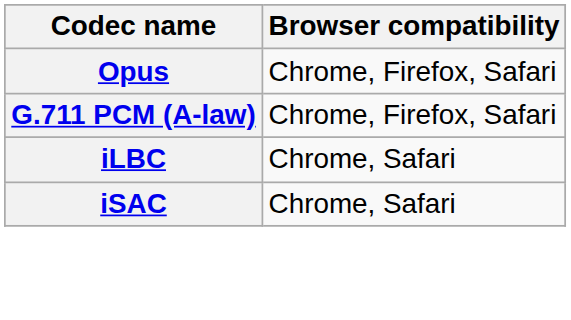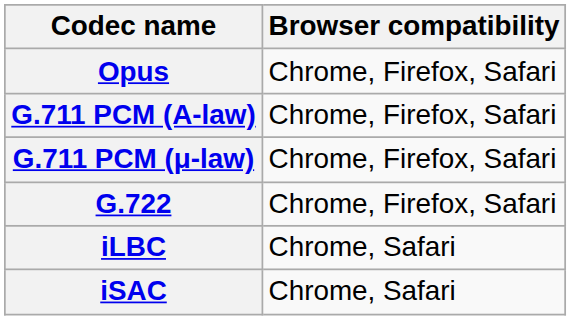+ row: (133, 159)
+ row: (133, 203)
